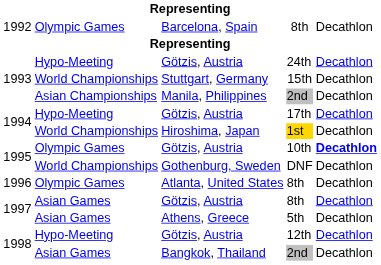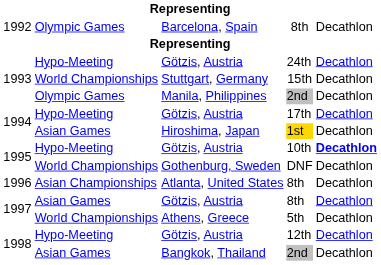(96, 96) Asian Championships -> (80, 96) Olympic Games
(96, 131) World Championships -> (73, 131) Asian Games
(80, 148) Olympic Games -> (74, 148) Hypo-Meeting
(80, 183) Olympic Games -> (96, 183) Asian Championships
(73, 218) Asian Games -> (96, 218) World Championships
